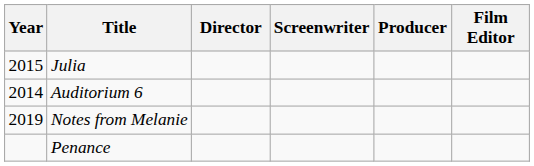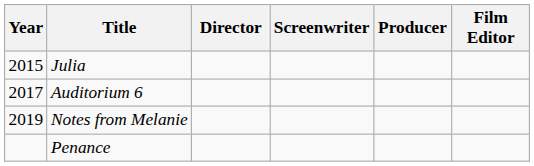(26, 92) 2014 -> (26, 92) 2017
